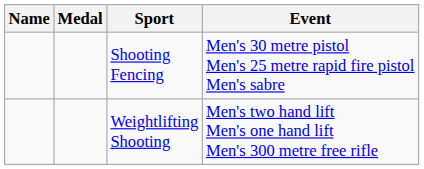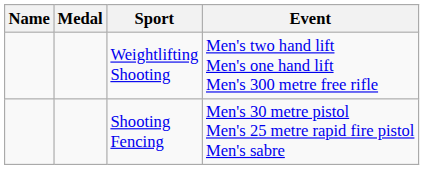rows swapped: (154, 131) <-> (140, 65)
